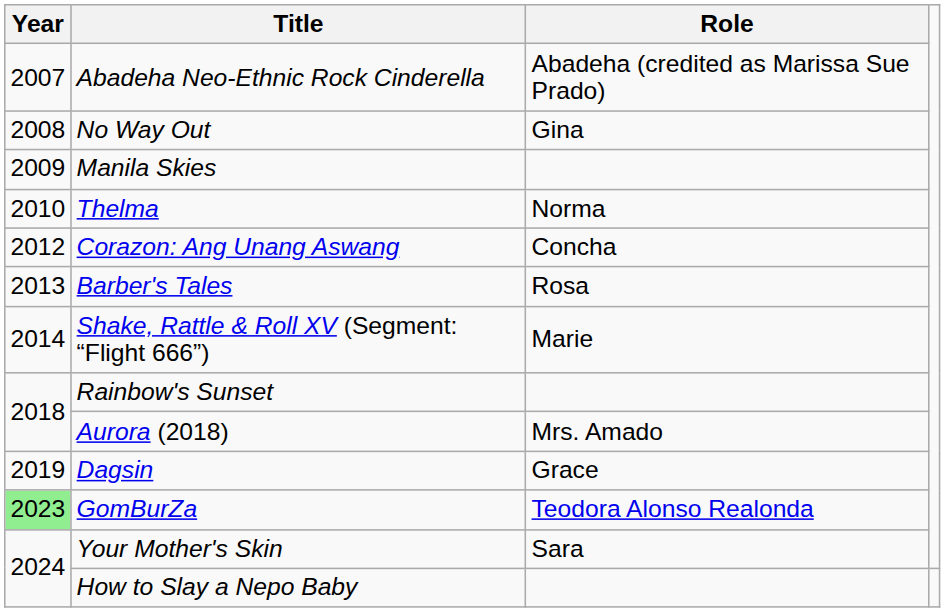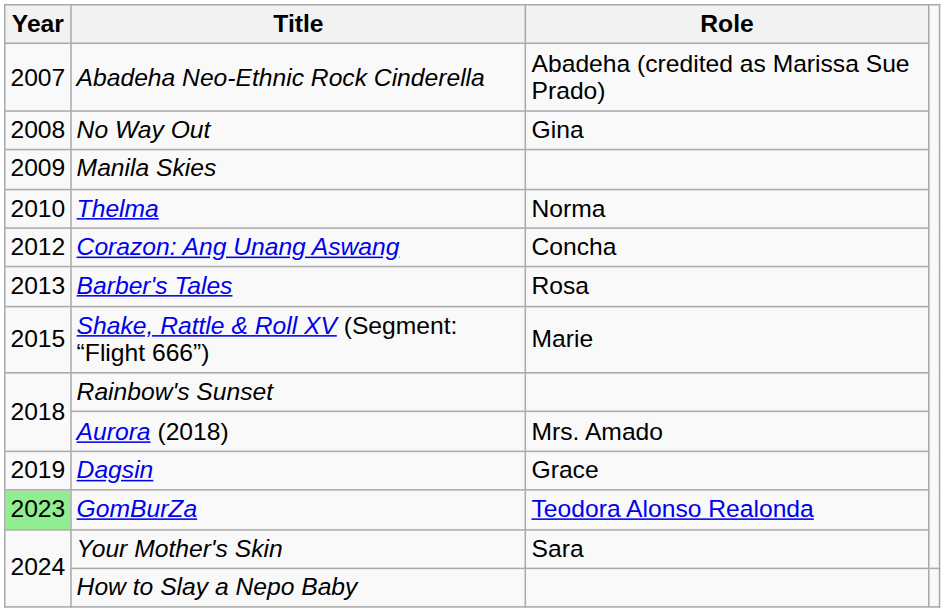(38, 339) 2014 -> (38, 339) 2015
